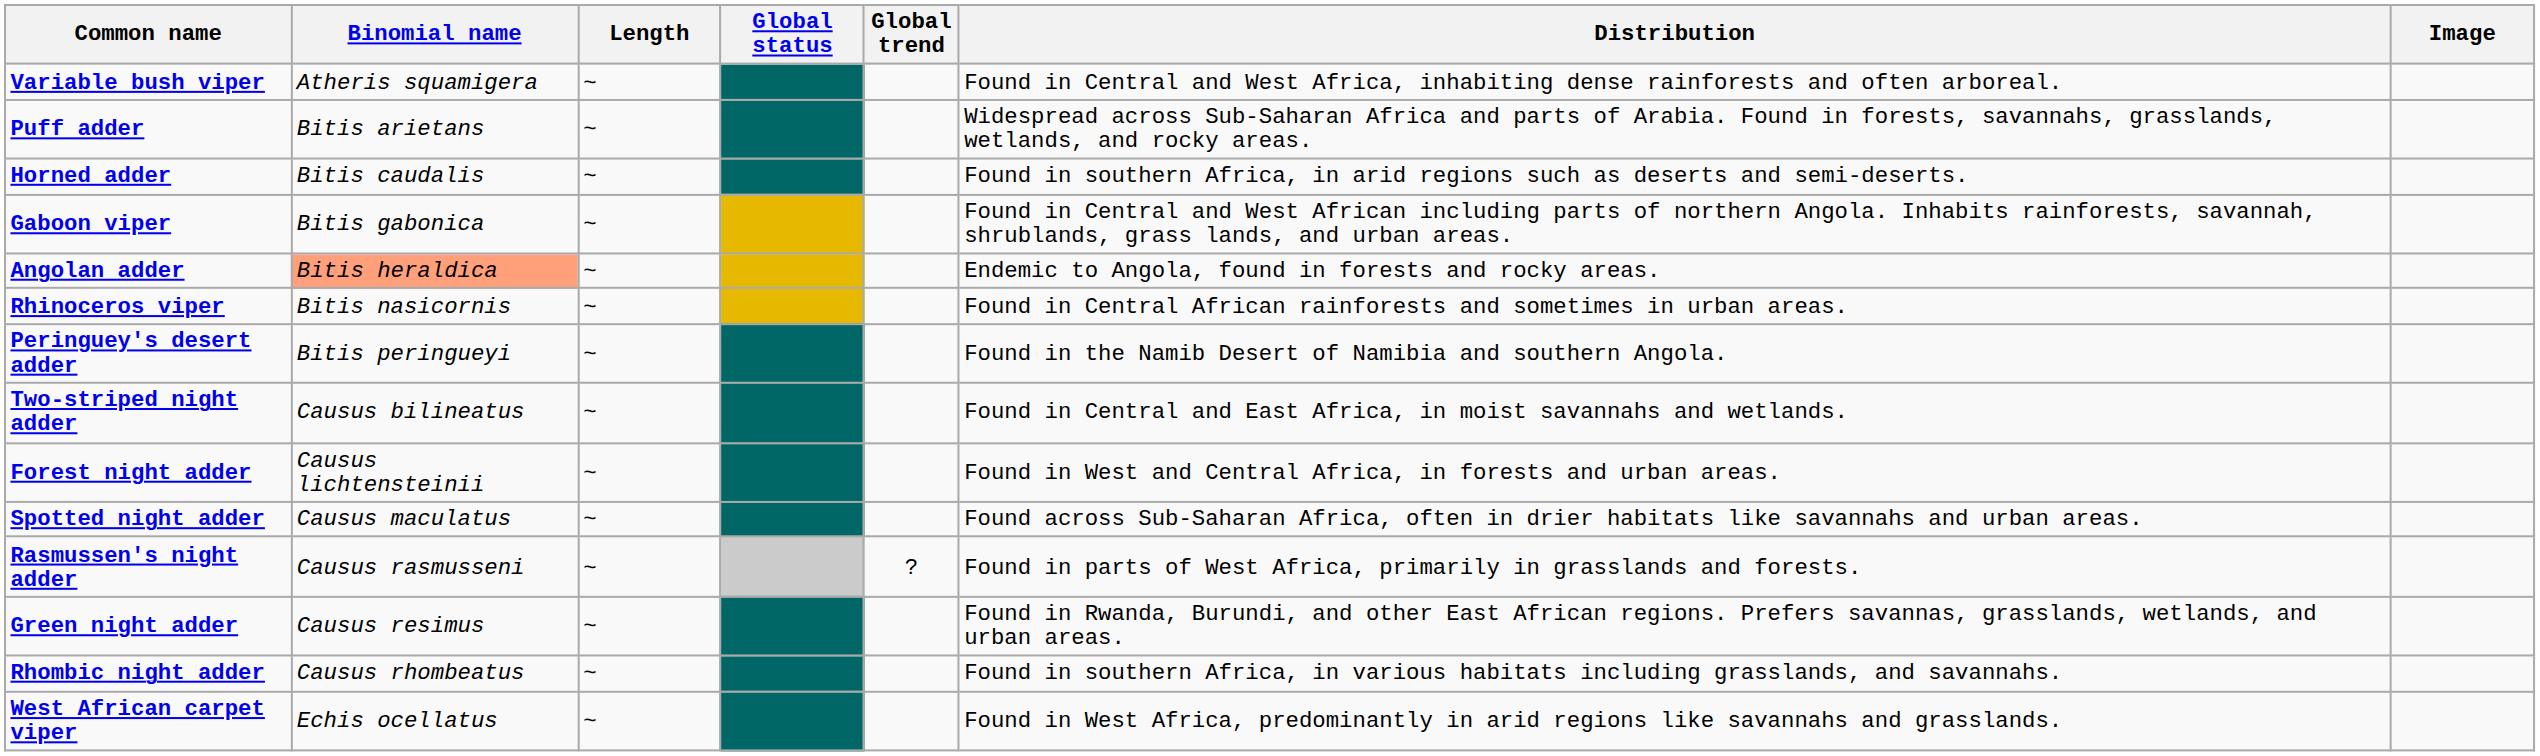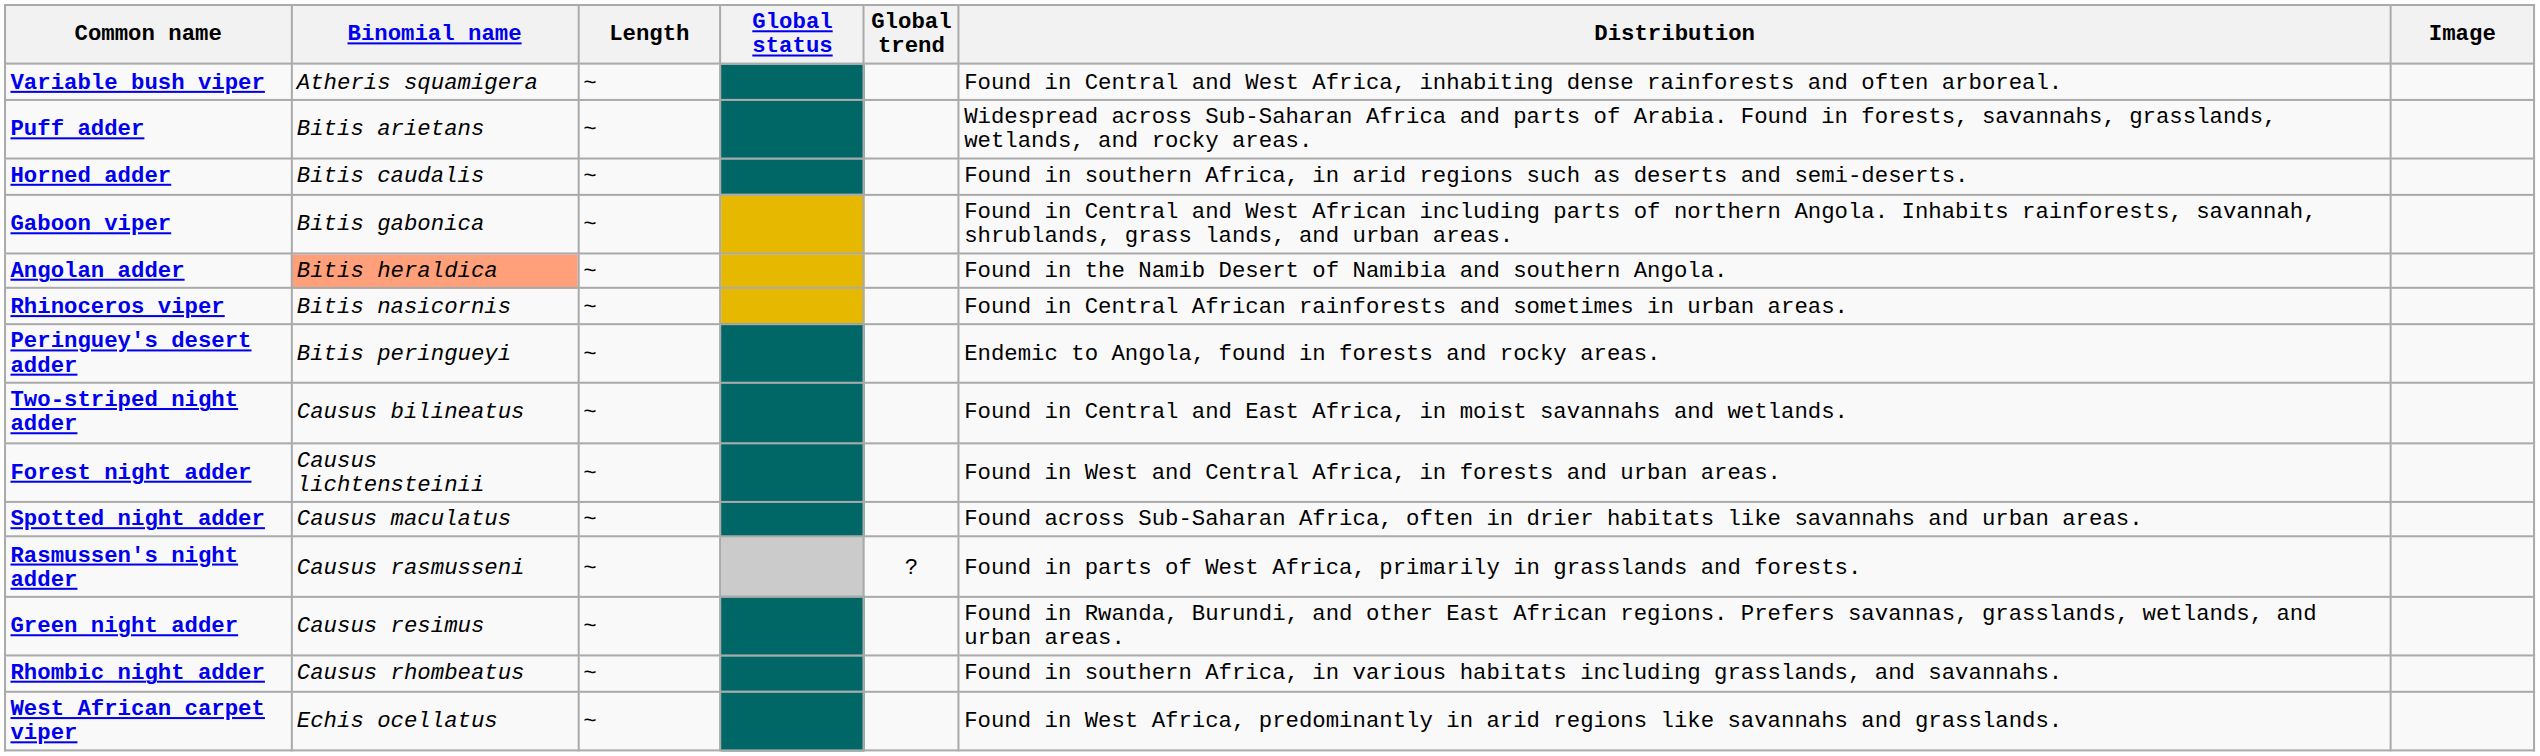(1312, 271) Endemic to Angola, found in forests and rocky areas. -> (1346, 271) Found in the Namib Desert of Namibia and southern Angola.
(1346, 354) Found in the Namib Desert of Namibia and southern Angola. -> (1312, 354) Endemic to Angola, found in forests and rocky areas.
